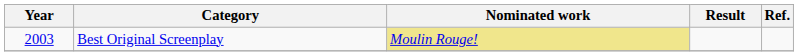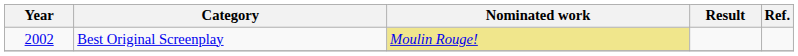(39, 39) 2003 -> (39, 39) 2002
